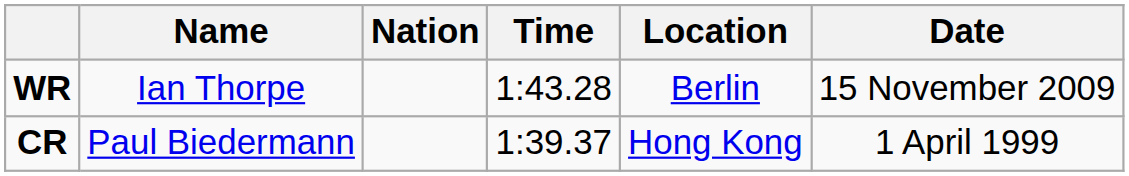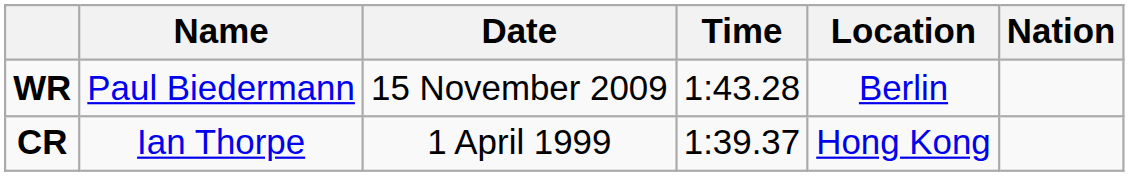columns swapped: (425, 32) <-> (967, 32)
(221, 87) Ian Thorpe -> (221, 87) Paul Biedermann
(221, 142) Paul Biedermann -> (221, 142) Ian Thorpe
